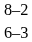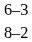rows swapped: (16, 10) <-> (16, 32)
